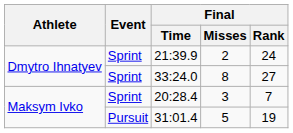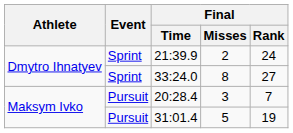(125, 97) Sprint -> (128, 97) Pursuit
